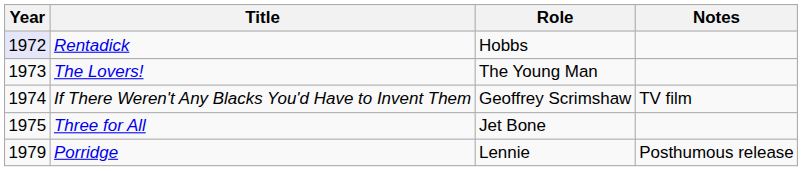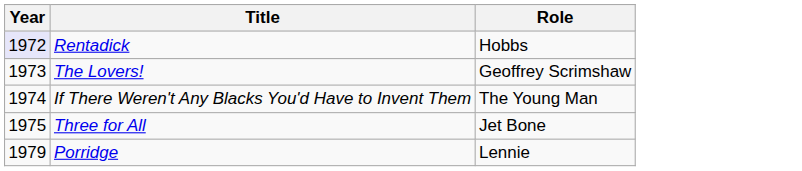- column: (716, 17)
(538, 71) The Young Man -> (555, 71) Geoffrey Scrimshaw
(555, 98) Geoffrey Scrimshaw -> (538, 98) The Young Man
